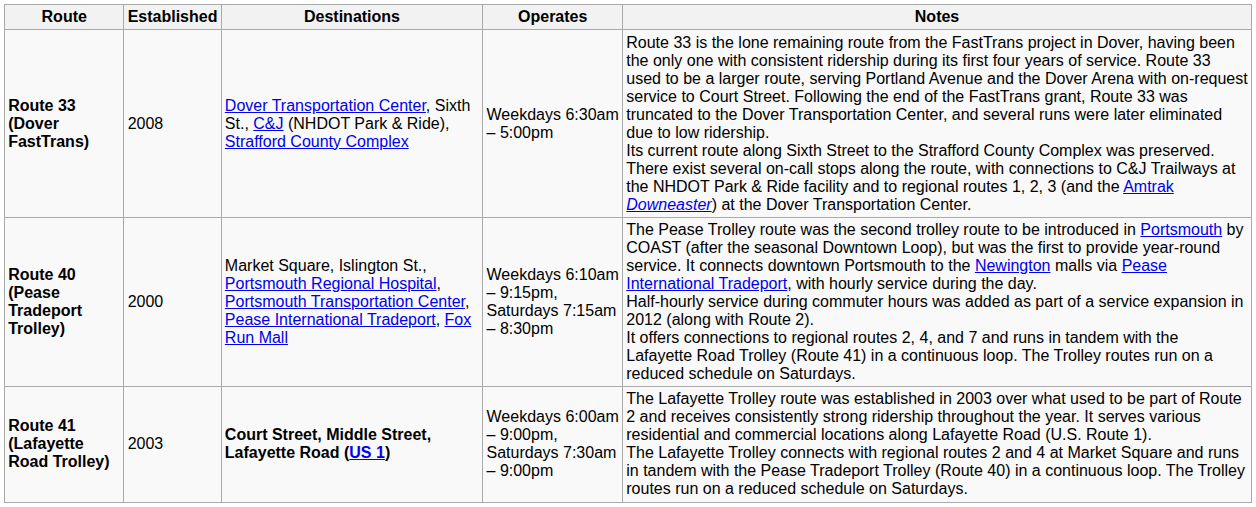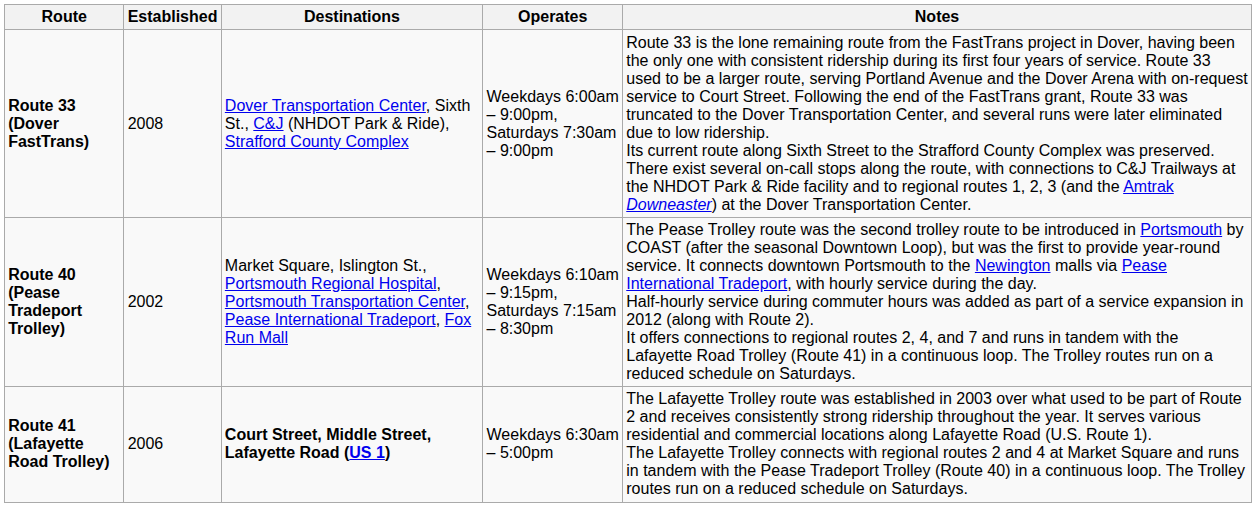(553, 123) Weekdays 6:30am – 5:00pm -> (553, 123) Weekdays 6:00am – 9:00pm, Saturdays 7:30am – 9:00pm
(145, 301) 2000 -> (145, 301) 2002
(145, 444) 2003 -> (145, 444) 2006
(553, 444) Weekdays 6:00am – 9:00pm, Saturdays 7:30am – 9:00pm -> (553, 444) Weekdays 6:30am – 5:00pm
